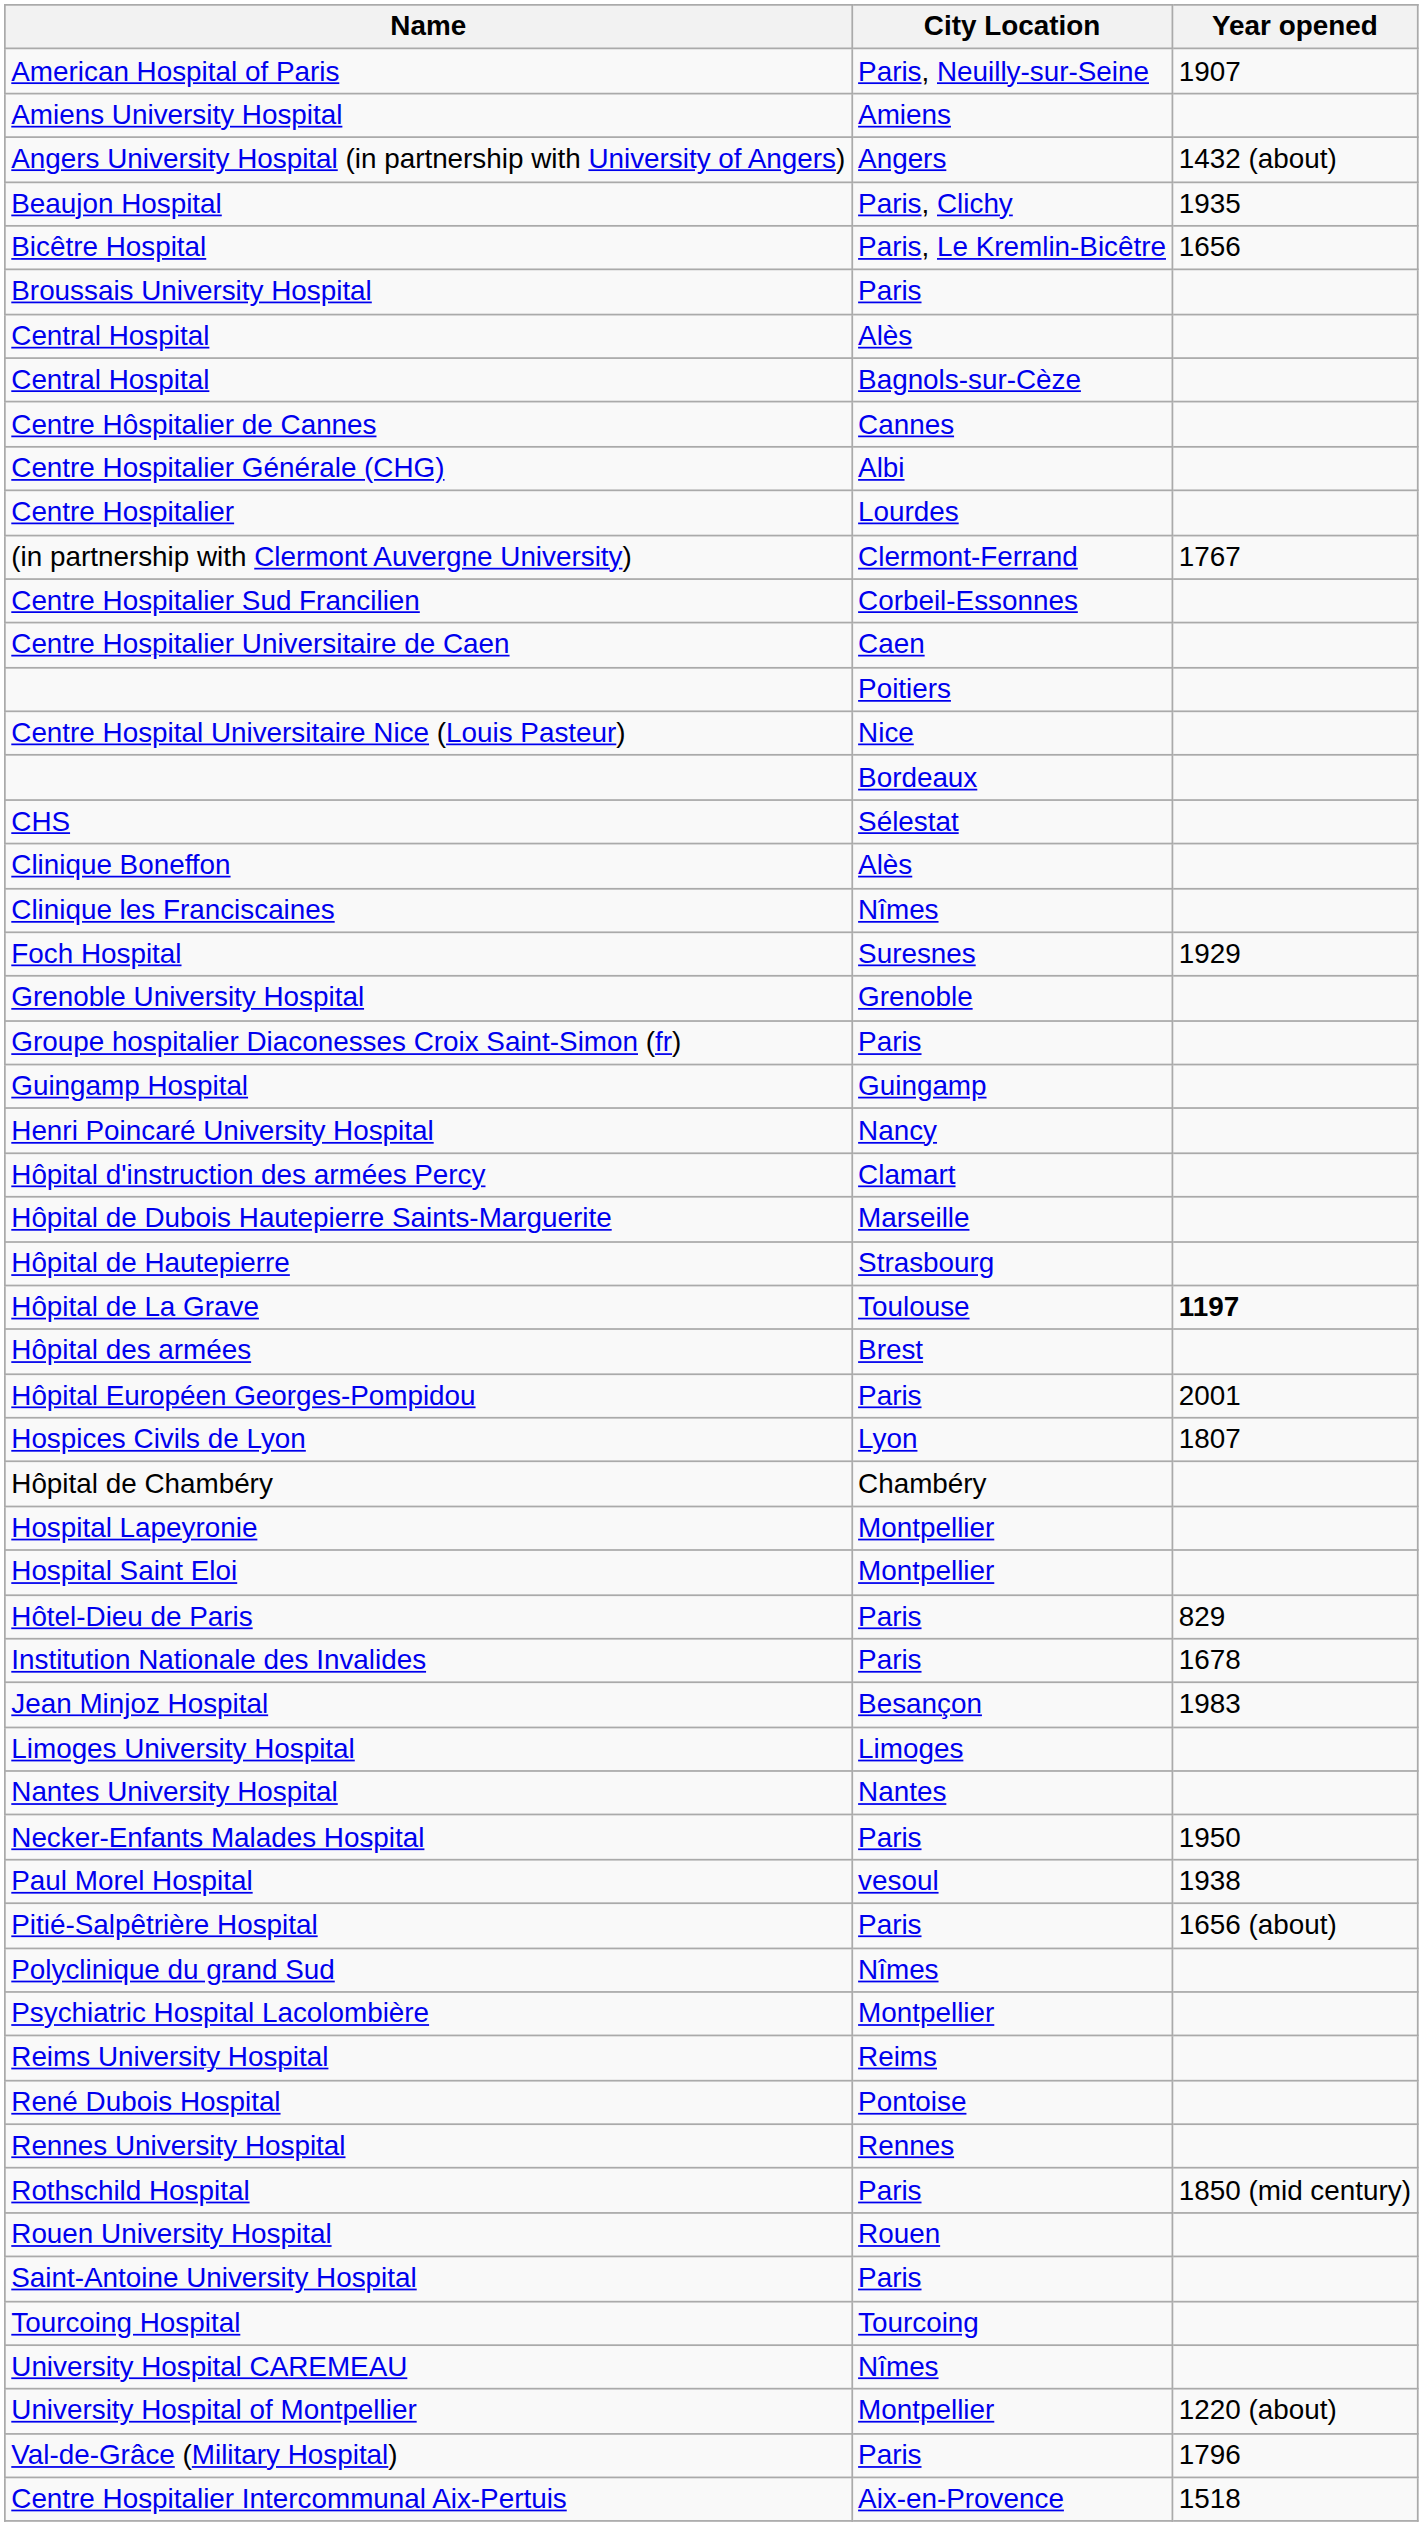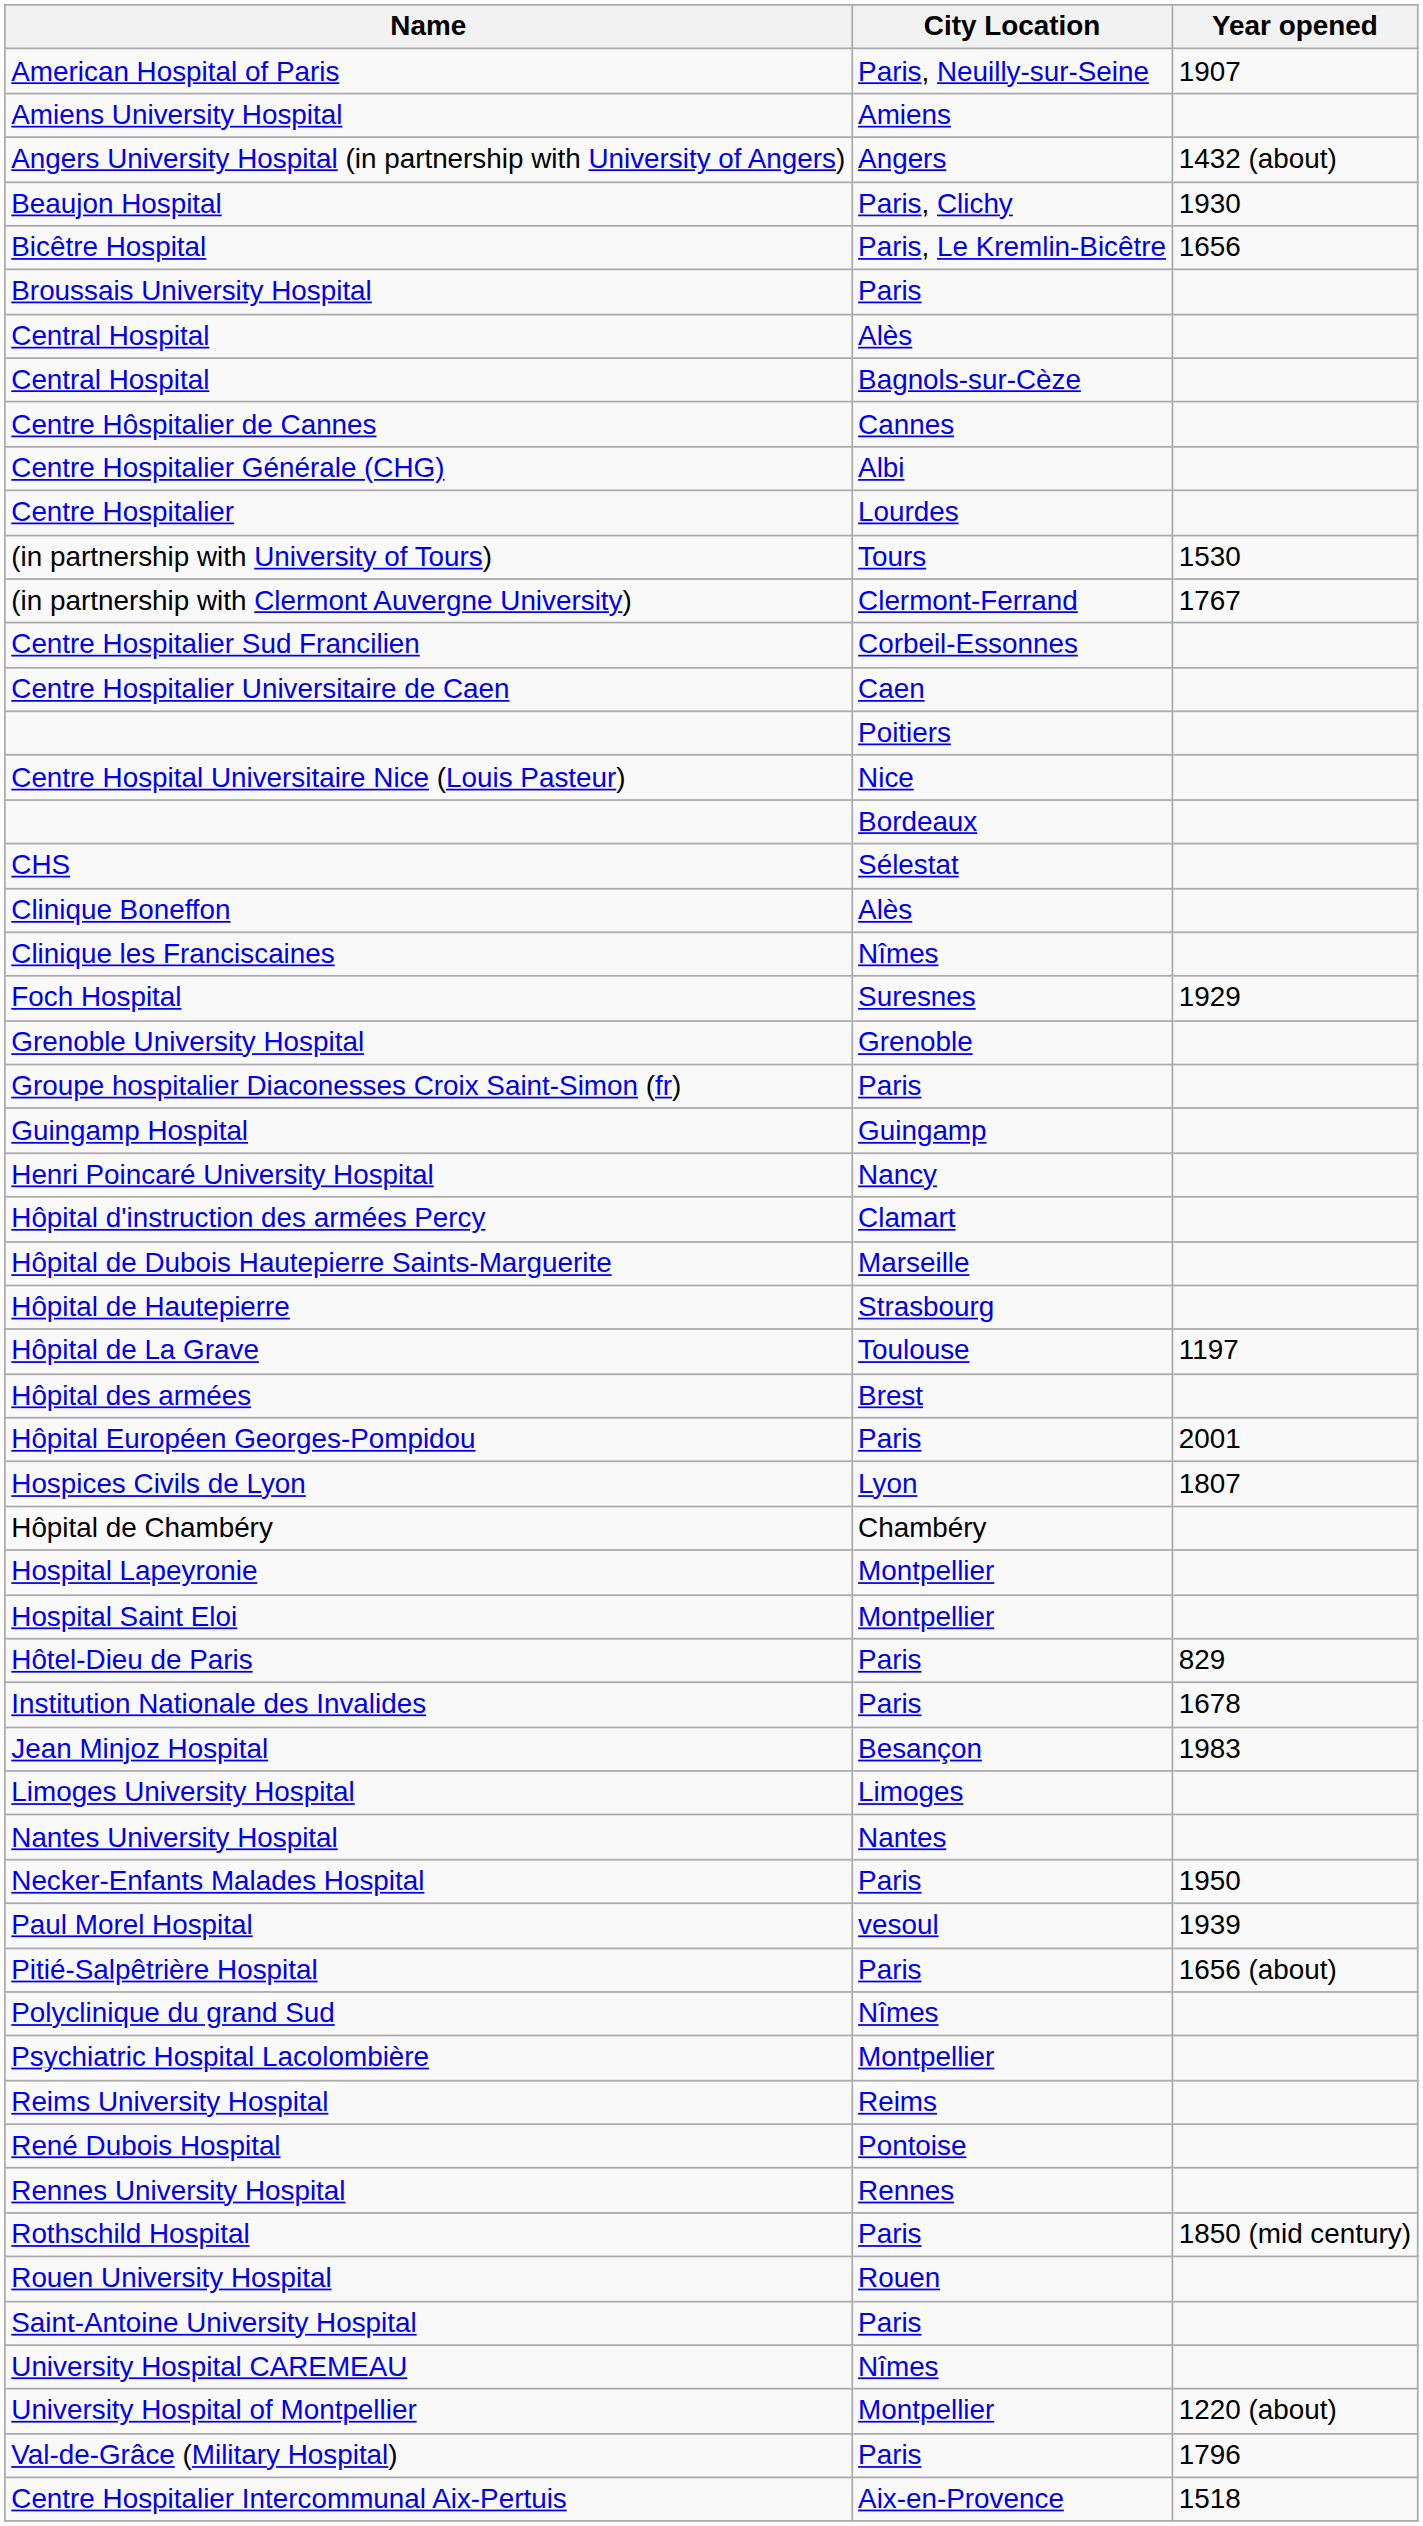(1210, 203) 1935 -> (1210, 203) 1930
+ row: (252, 556)
(1209, 1306) bold -> (1209, 1351) normal
(1210, 1880) 1938 -> (1210, 1925) 1939
- row: (126, 2322)
